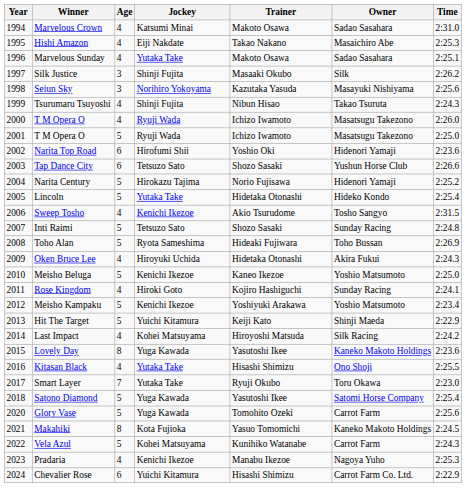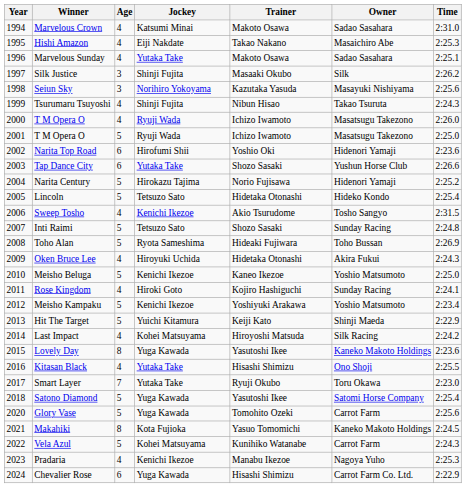(161, 166) Tetsuzo Sato -> (160, 166) Yutaka Take
(160, 197) Yutaka Take -> (161, 197) Tetsuzo Sato
(168, 475) Yuichi Kitamura -> (163, 475) Yuga Kawada
